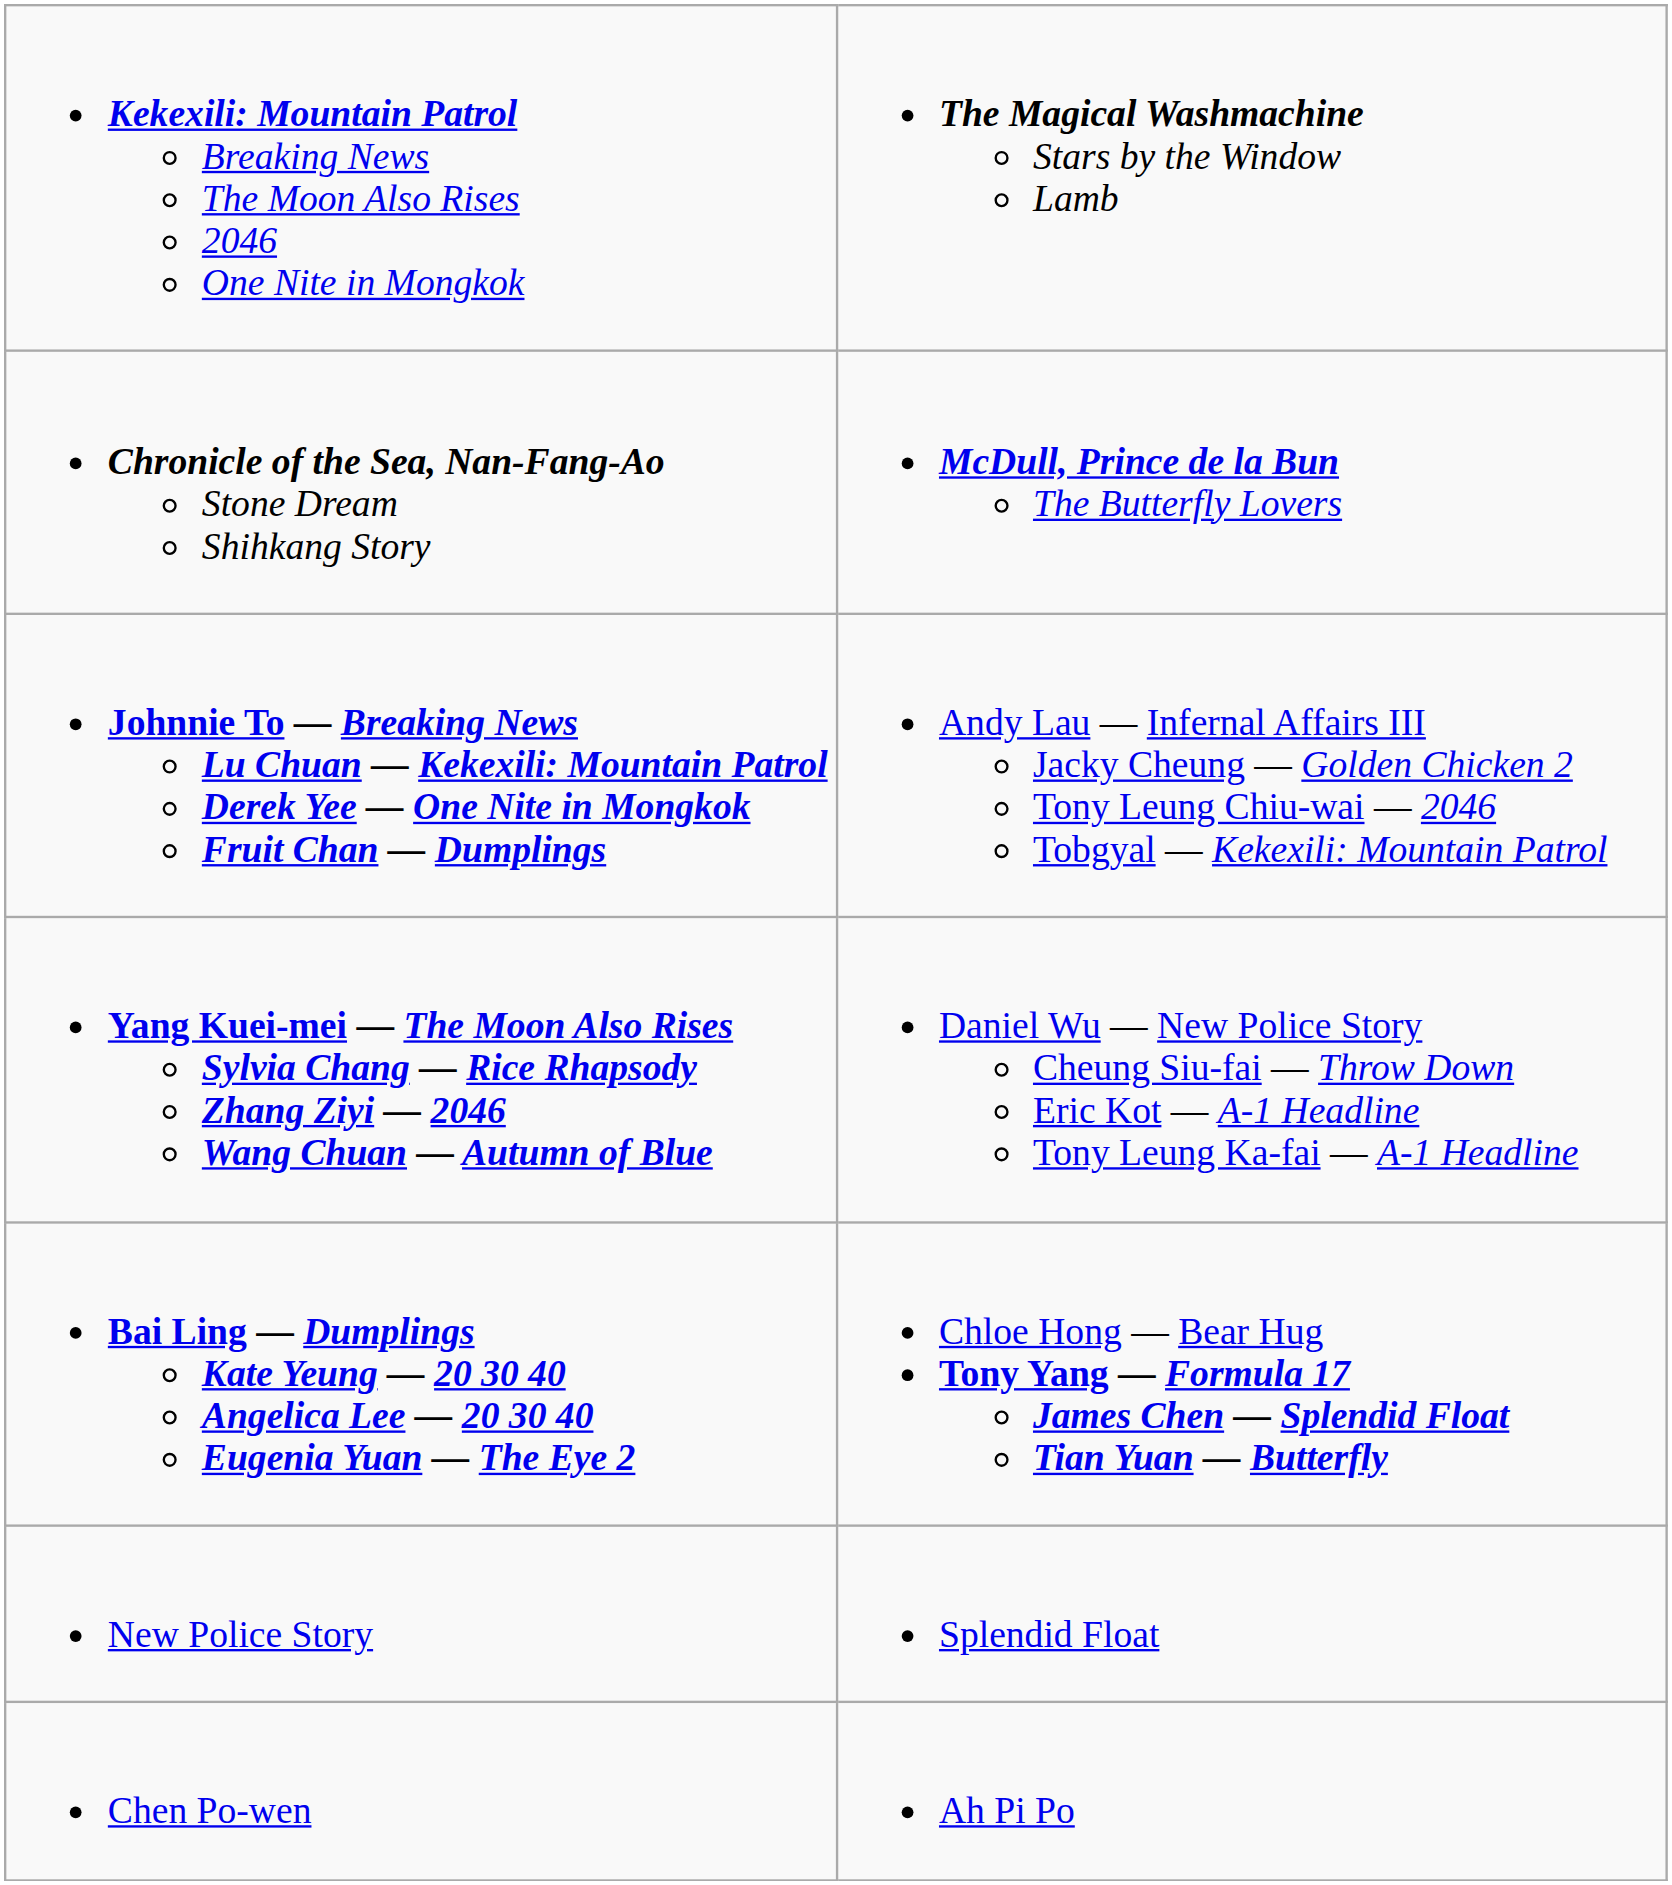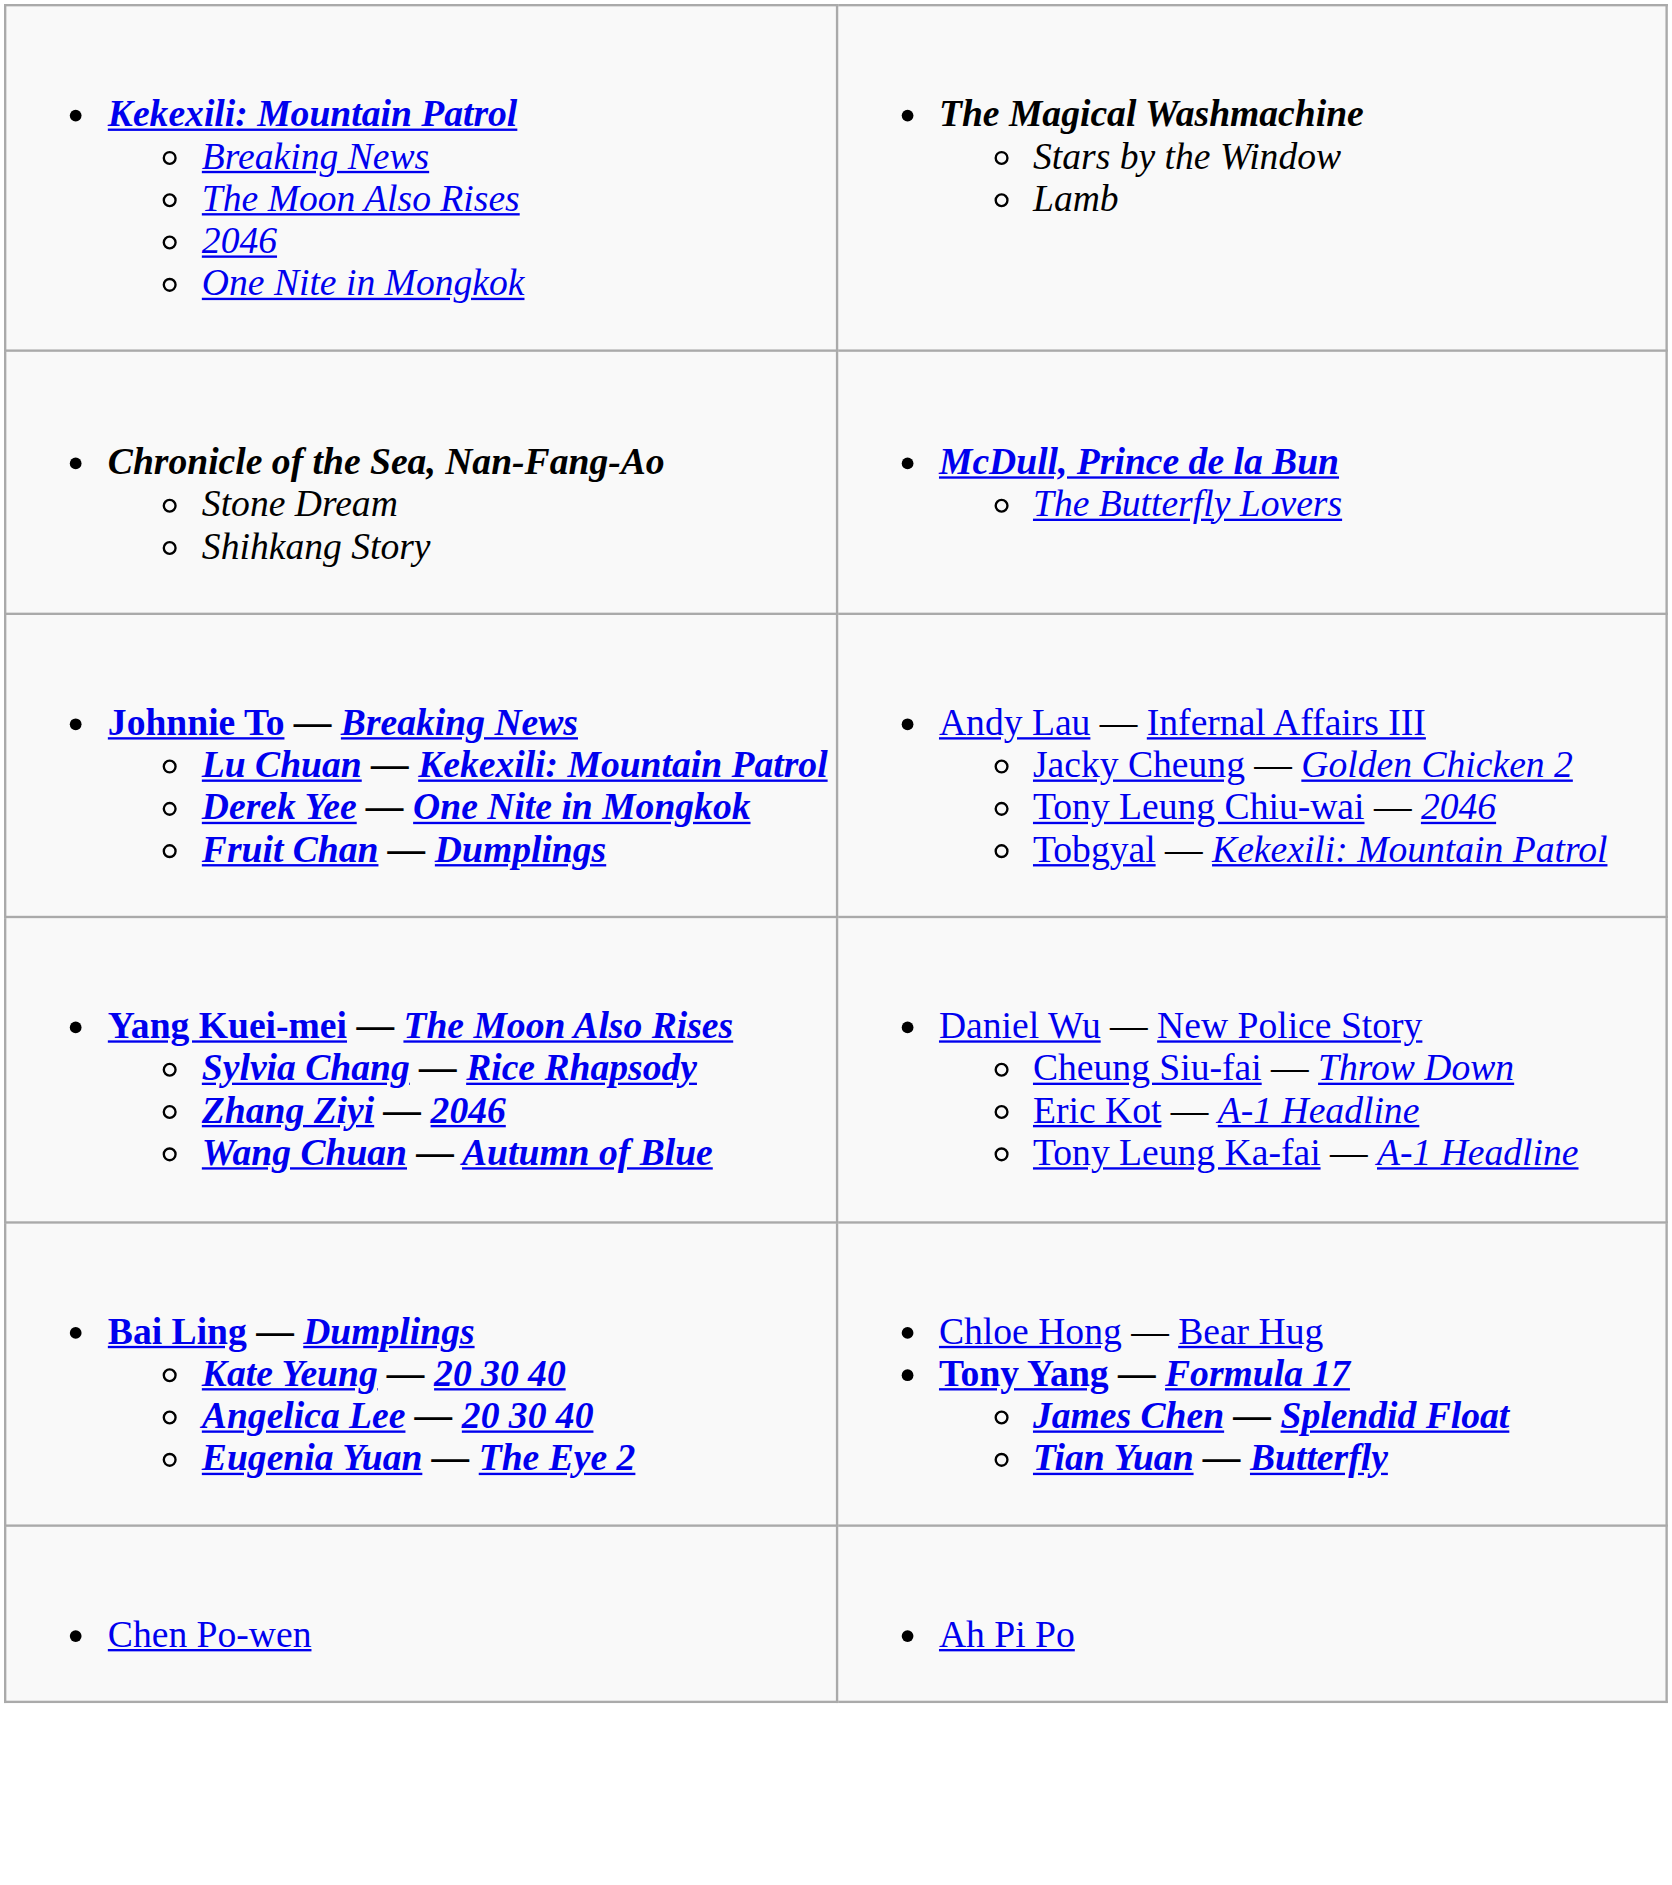- row: (421, 1635)
